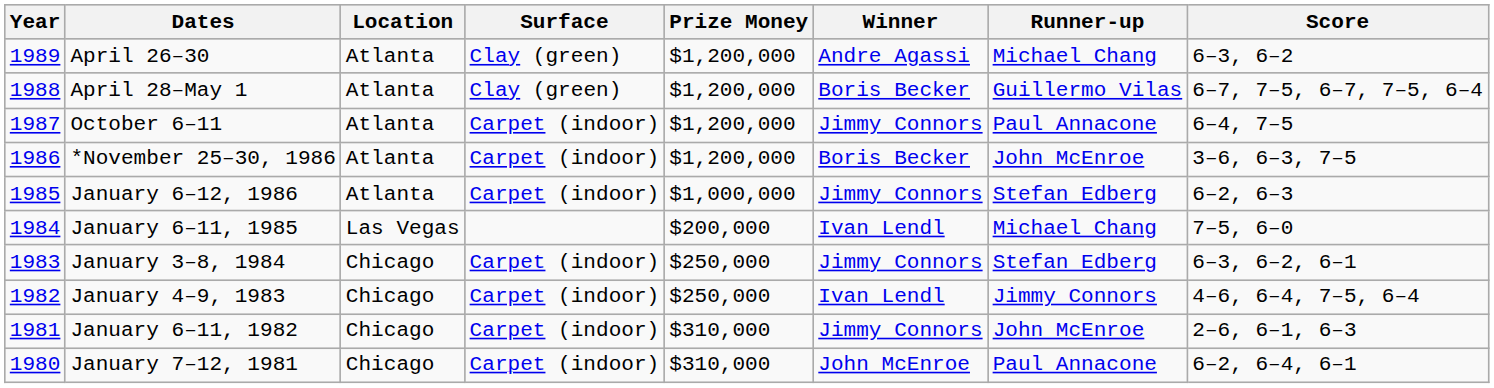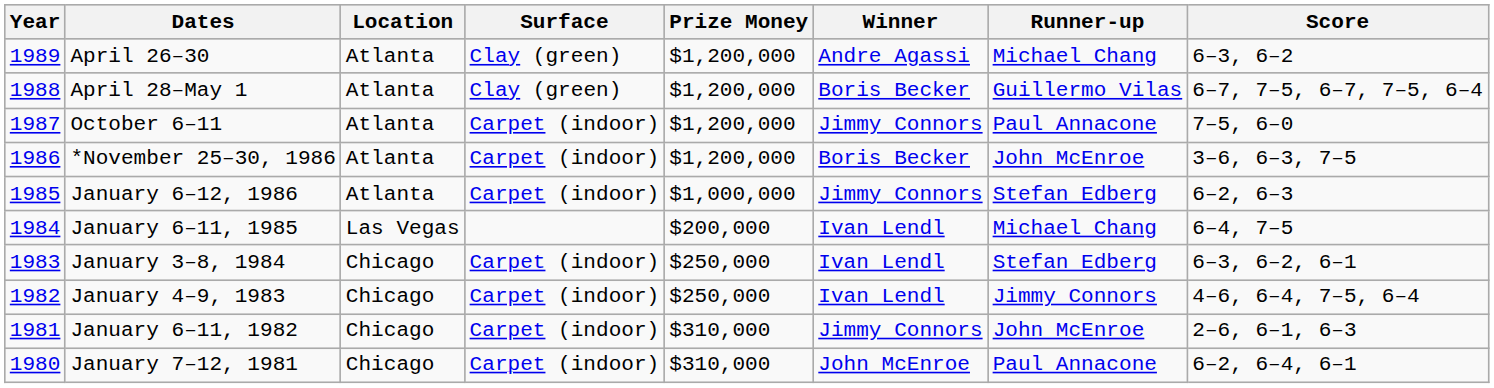(1243, 125) 6–4, 7–5 -> (1243, 125) 7–5, 6–0
(1243, 228) 7–5, 6–0 -> (1243, 228) 6–4, 7–5
(900, 262) Jimmy Connors -> (881, 262) Ivan Lendl
